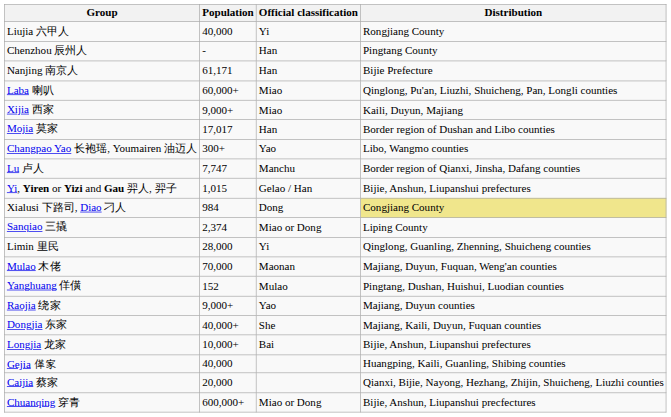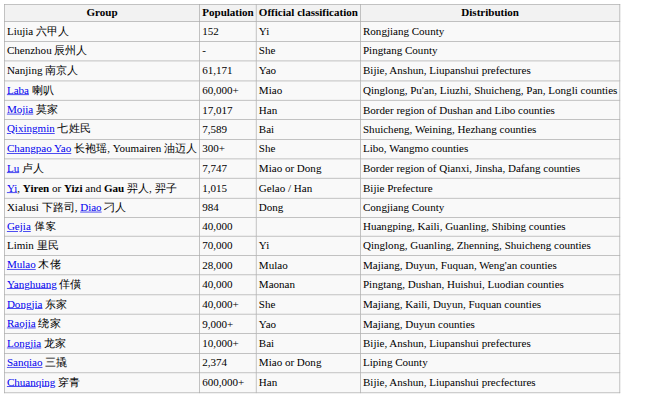(217, 31) 40,000 -> (211, 31) 152
(268, 51) Han -> (267, 51) She
(268, 70) Han -> (267, 70) Yao
(398, 70) Bijie Prefecture -> (447, 70) Bijie, Anshun, Liupanshui prefectures
- row: (30, 109)
+ row: (49, 129)
(267, 149) Yao -> (267, 149) She
(277, 168) Manchu -> (290, 168) Miao or Dong
(447, 188) Bijie, Anshun, Liupanshui prefectures -> (398, 188) Bijie Prefecture
(404, 208) khaki background -> (404, 208) no background
rows swapped: (37, 227) <-> (31, 364)
(217, 247) 28,000 -> (217, 245) 70,000
(217, 266) 70,000 -> (217, 265) 28,000
(277, 266) Maonan -> (273, 265) Mulao
(211, 286) 152 -> (217, 284) 40,000
(273, 286) Mulao -> (277, 284) Maonan
rows swapped: (34, 305) <-> (37, 325)
- row: (32, 382)
(290, 402) Miao or Dong -> (268, 382) Han
